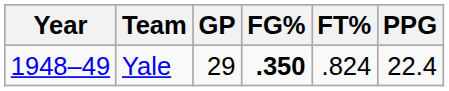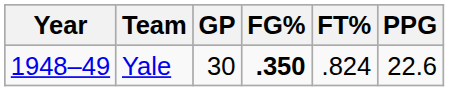(221, 66) 29 -> (221, 66) 30
(412, 66) 22.4 -> (412, 66) 22.6
